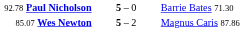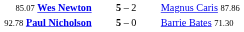rows swapped: (48, 8) <-> (54, 22)
